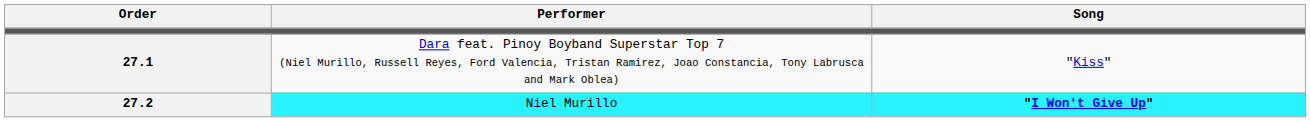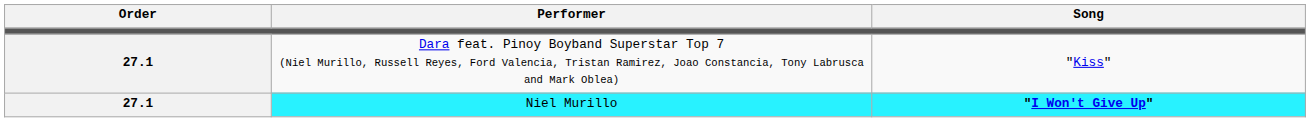(138, 105) 27.2 -> (138, 105) 27.1
